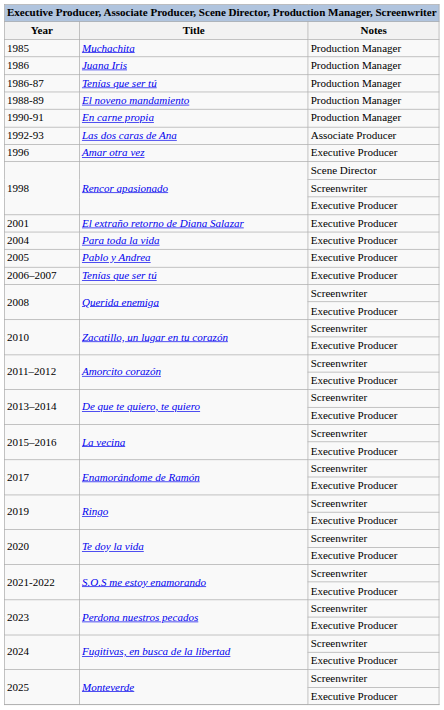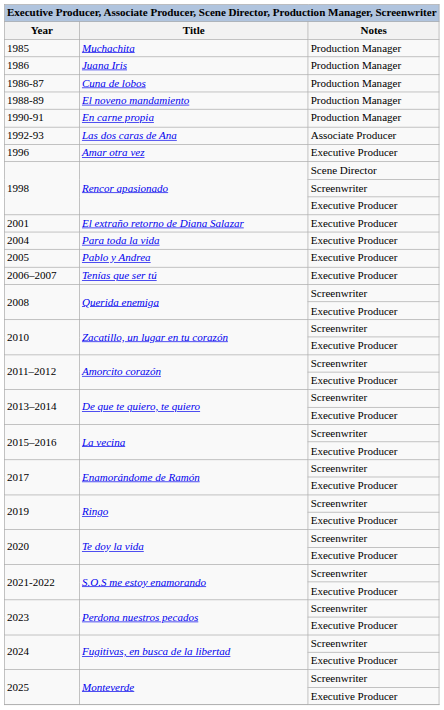(119, 83) Tenías que ser tú -> (114, 83) Cuna de lobos
